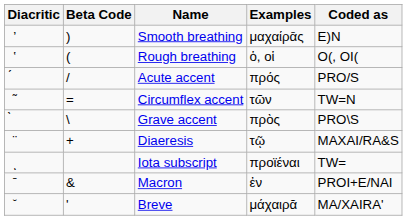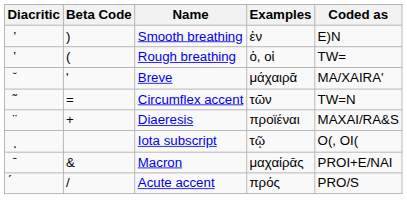(277, 36) μαχαίρᾱς -> (256, 36) ἐν
(338, 57) O(, OI( -> (332, 57) TW=
rows swapped: (176, 78) <-> (155, 204)
- row: (177, 120)
(257, 141) τῷ -> (275, 120) προϊέναι
(275, 162) προϊέναι -> (257, 141) τῷ
(332, 162) TW= -> (338, 141) O(, OI(
(256, 183) ἐν -> (277, 162) μαχαίρᾱς
